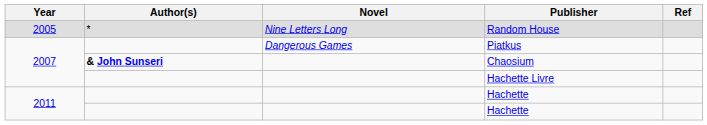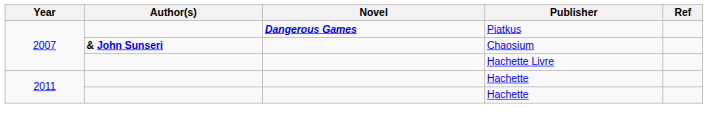- row: (45, 29)
(309, 45) normal -> (311, 29) bold
